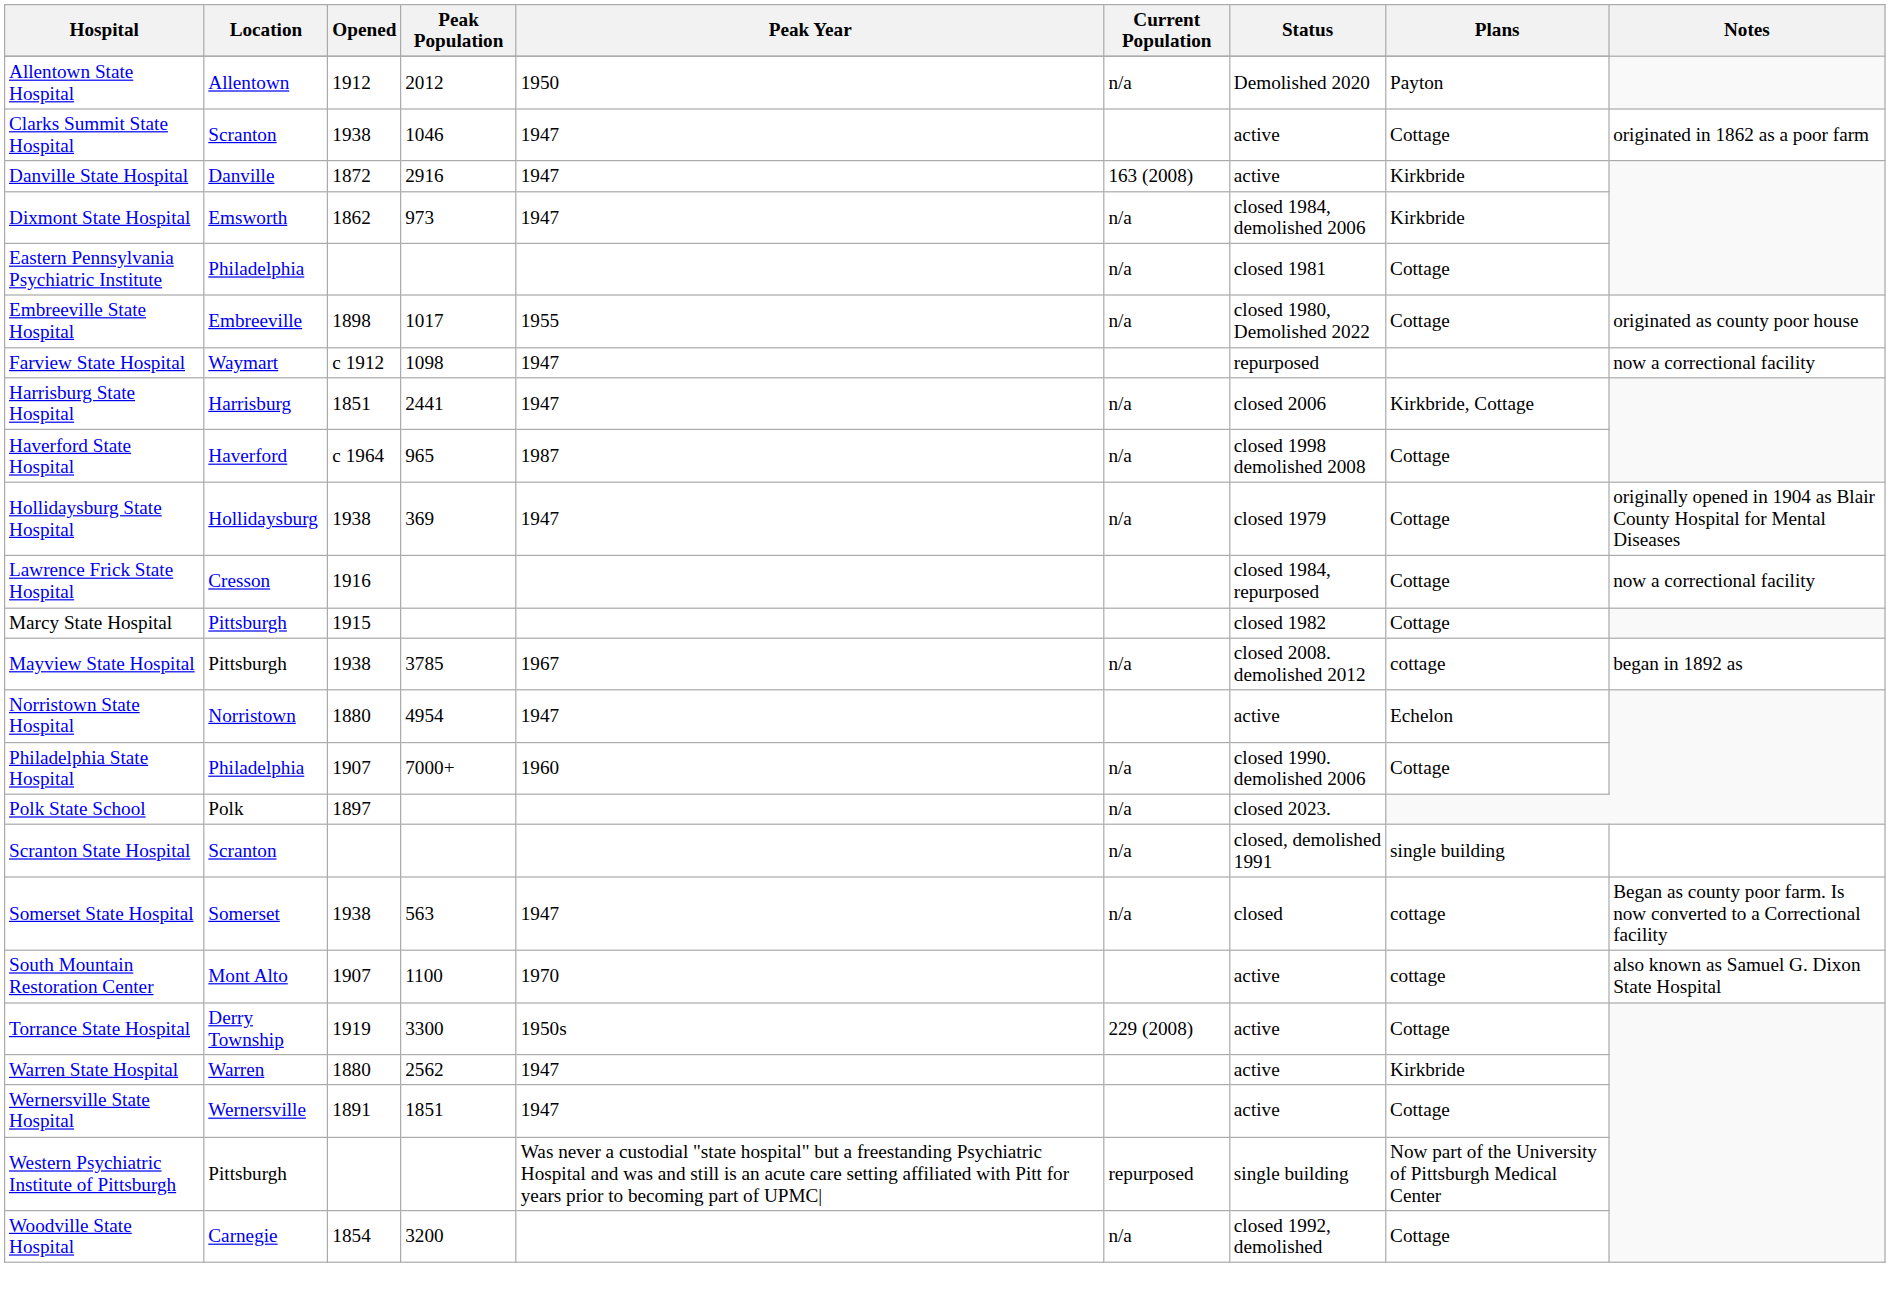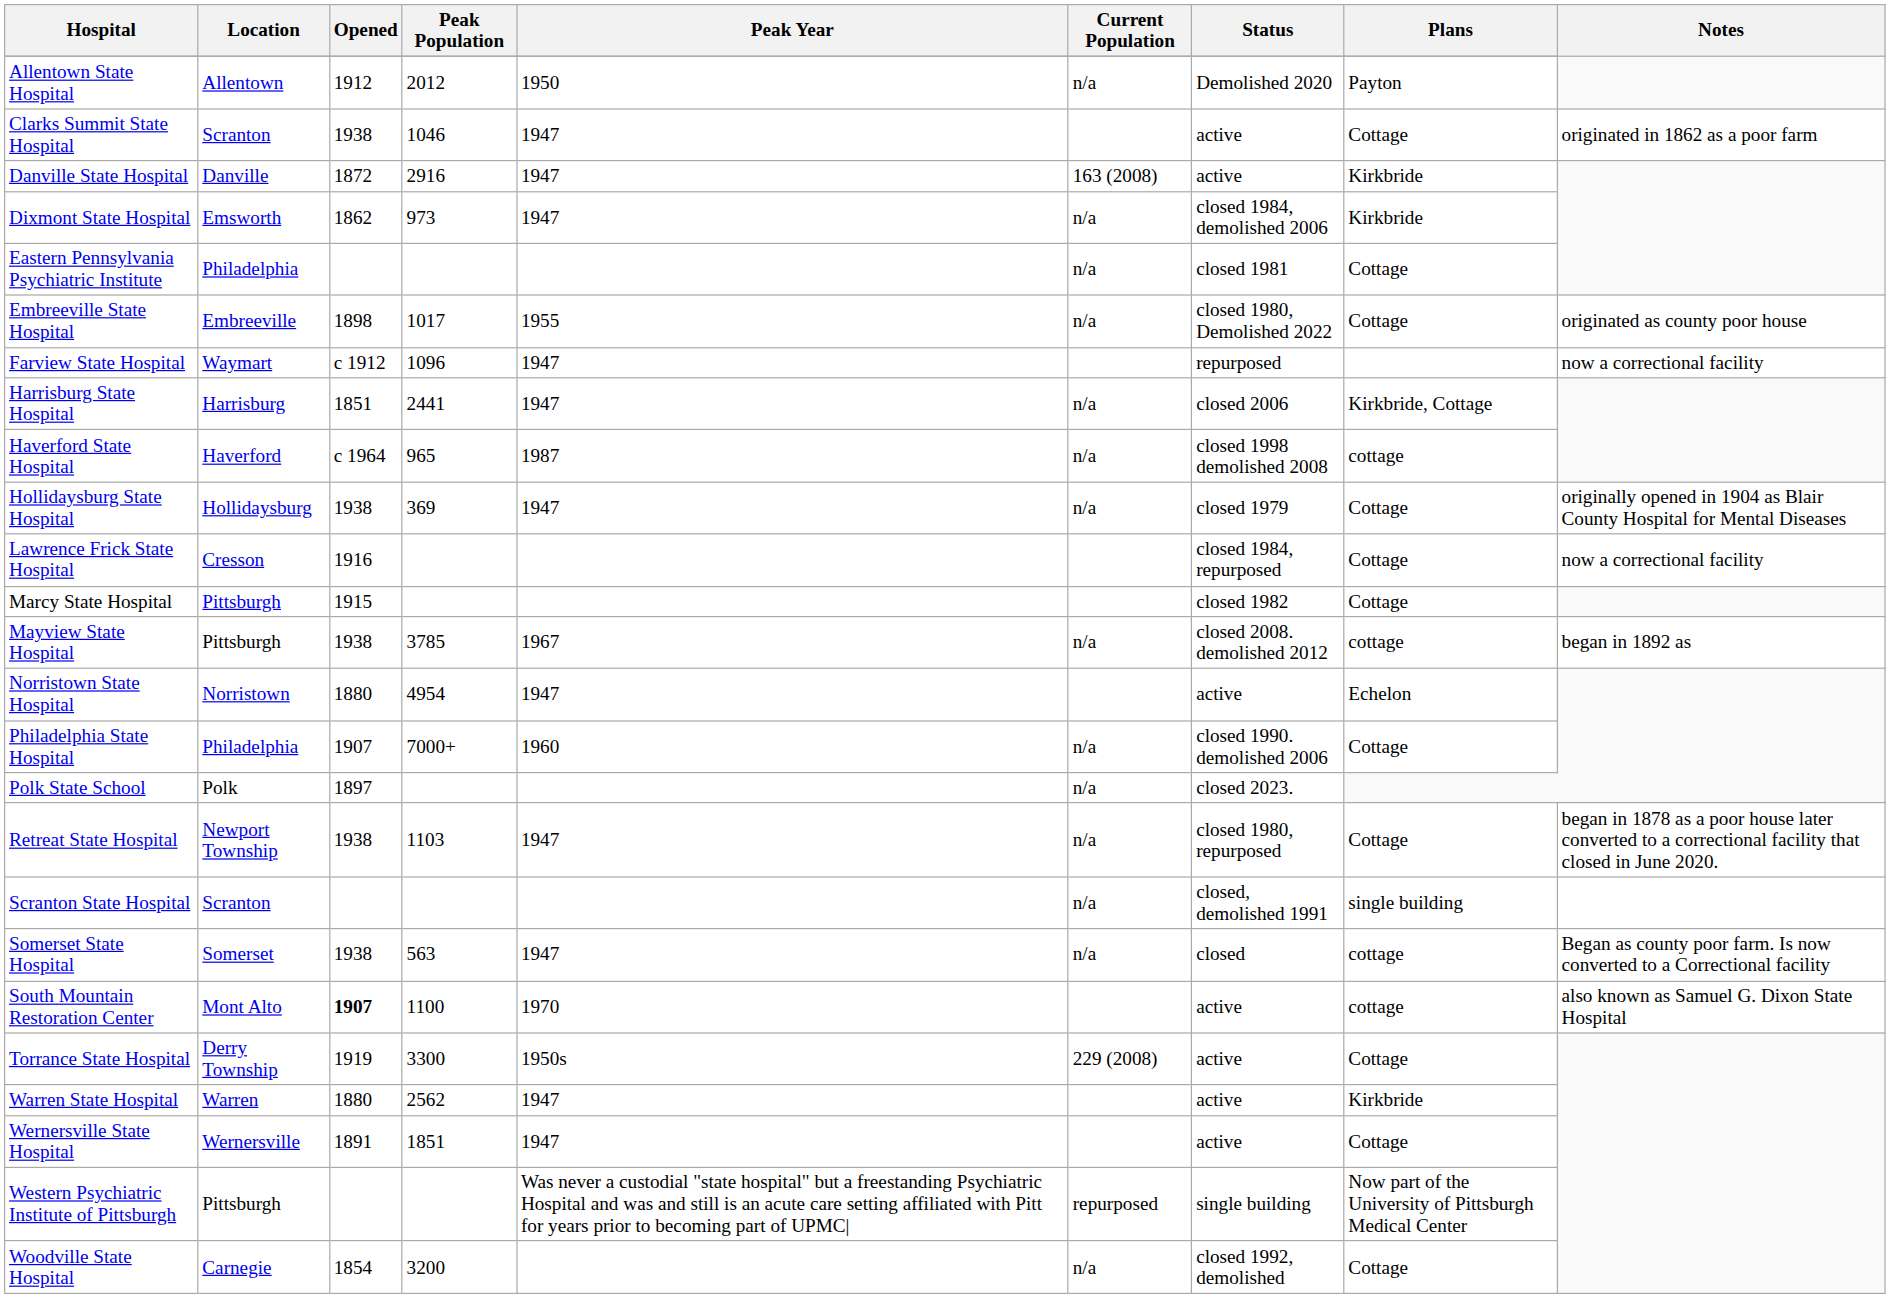(424, 362) 1098 -> (426, 362) 1096
(1420, 455) Cottage -> (1376, 455) cottage
+ row: (93, 839)
(352, 976) normal -> (353, 1006) bold
